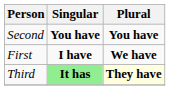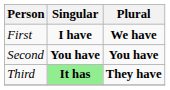rows swapped: (20, 54) <-> (26, 34)
(134, 74) lightyellow background -> (134, 74) no background
